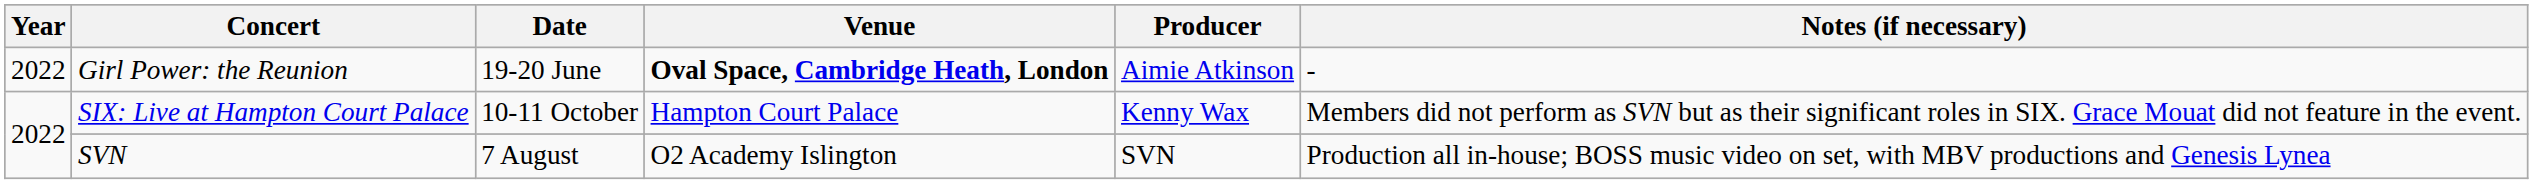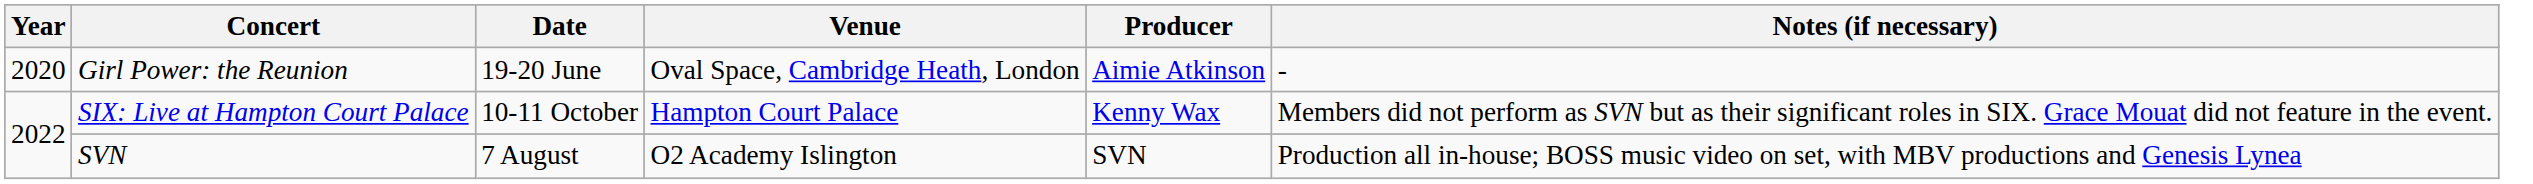(38, 69) 2022 -> (38, 69) 2020
(880, 69) bold -> (865, 69) normal
